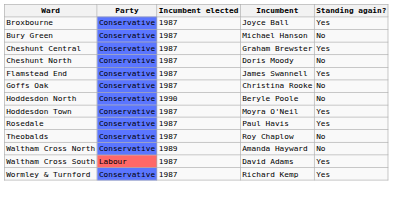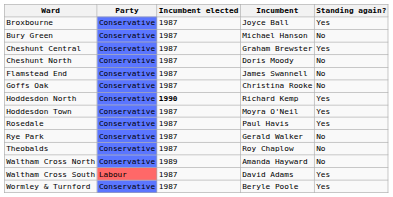(323, 74) Yes -> (321, 74) No
(168, 99) normal -> (168, 99) bold
(270, 99) Beryle Poole -> (270, 99) Richard Kemp
(321, 99) No -> (323, 99) Yes
+ row: (25, 137)
(270, 174) Richard Kemp -> (270, 187) Beryle Poole
